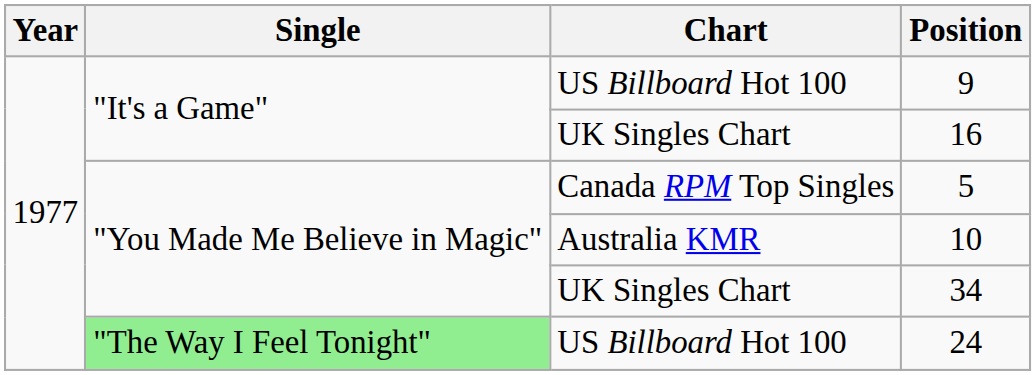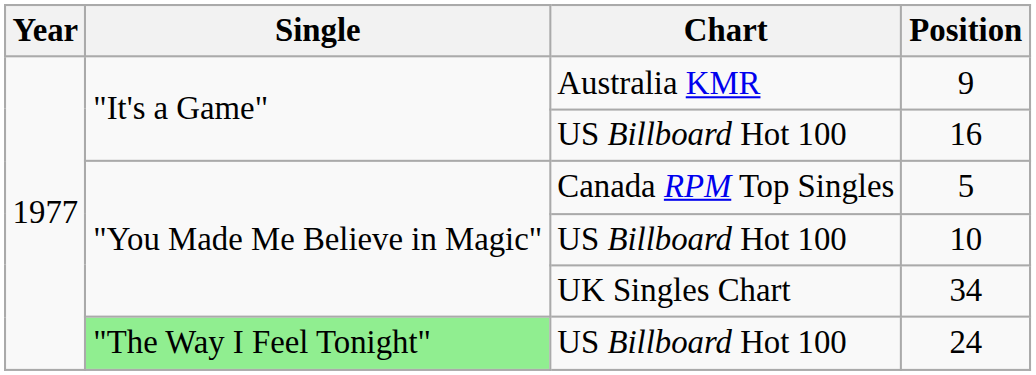(702, 82) US Billboard Hot 100 -> (659, 82) Australia KMR
(674, 134) UK Singles Chart -> (702, 134) US Billboard Hot 100
(659, 238) Australia KMR -> (702, 238) US Billboard Hot 100
